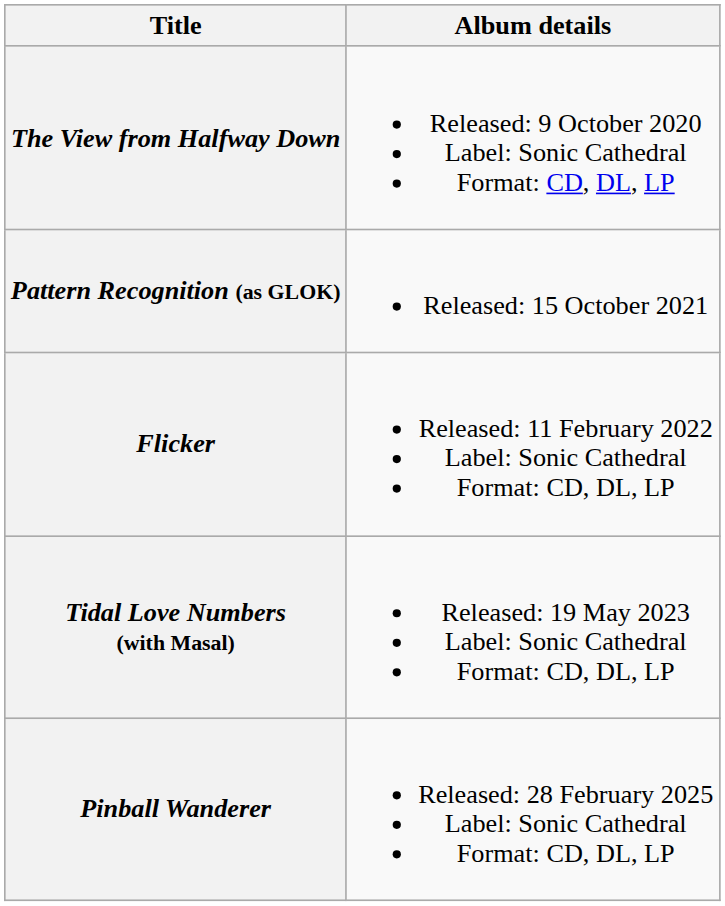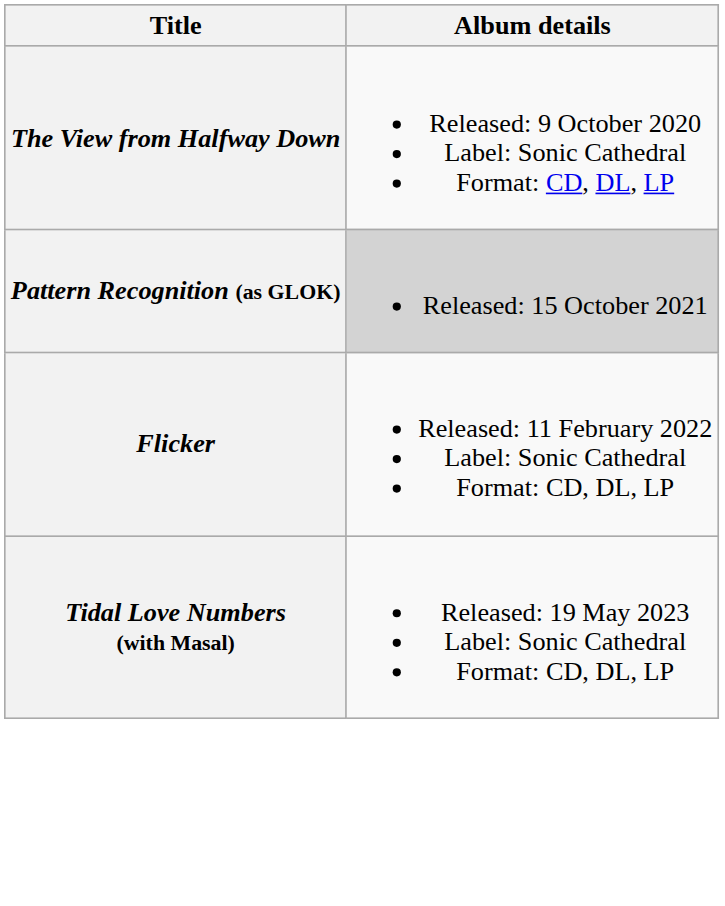(533, 306) no background -> (532, 306) lightgrey background
- row: (176, 809)
